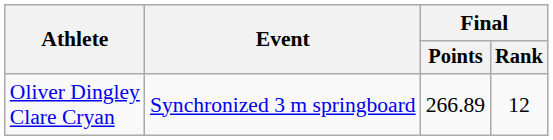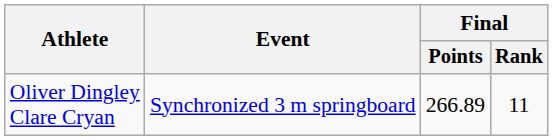(519, 104) 12 -> (519, 104) 11
